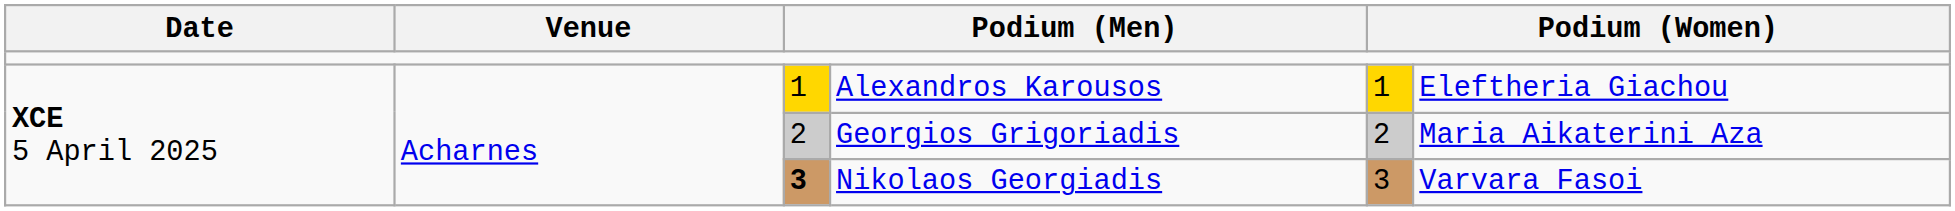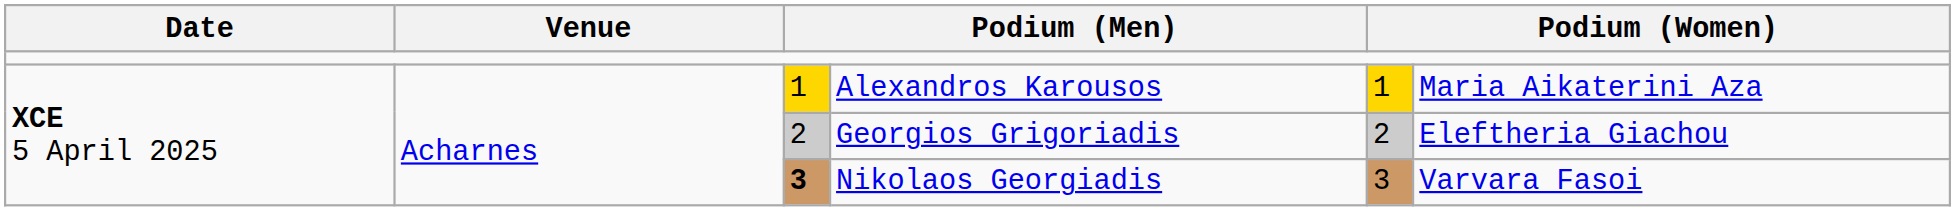(1574, 89) Eleftheria Giachou -> (1591, 89) Maria Aikaterini Aza
(1591, 135) Maria Aikaterini Aza -> (1574, 135) Eleftheria Giachou
